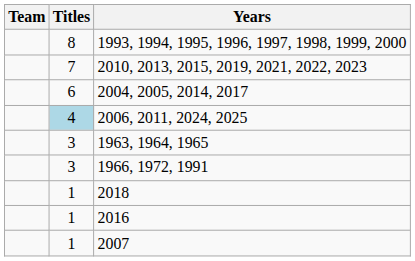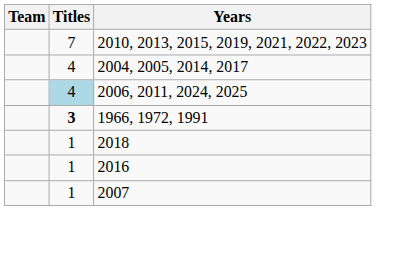- row: (252, 42)
(71, 92) 6 -> (71, 67) 4
- row: (153, 142)
(71, 167) normal -> (71, 117) bold
